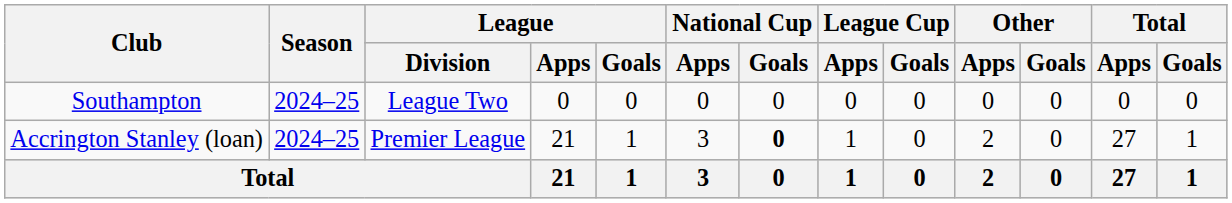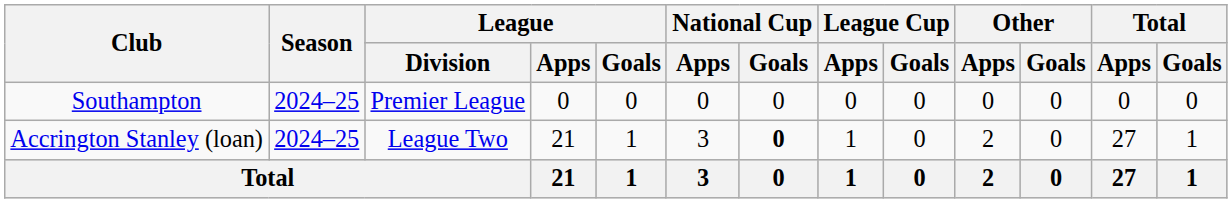(448, 100) League Two -> (448, 100) Premier League
(448, 139) Premier League -> (448, 139) League Two
